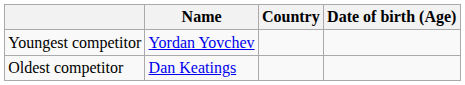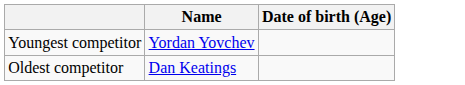- column: (291, 17)
